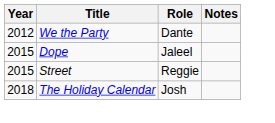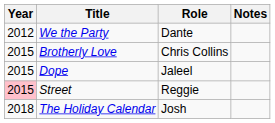+ row: (78, 52)
(20, 71) no background -> (20, 90) pink background
